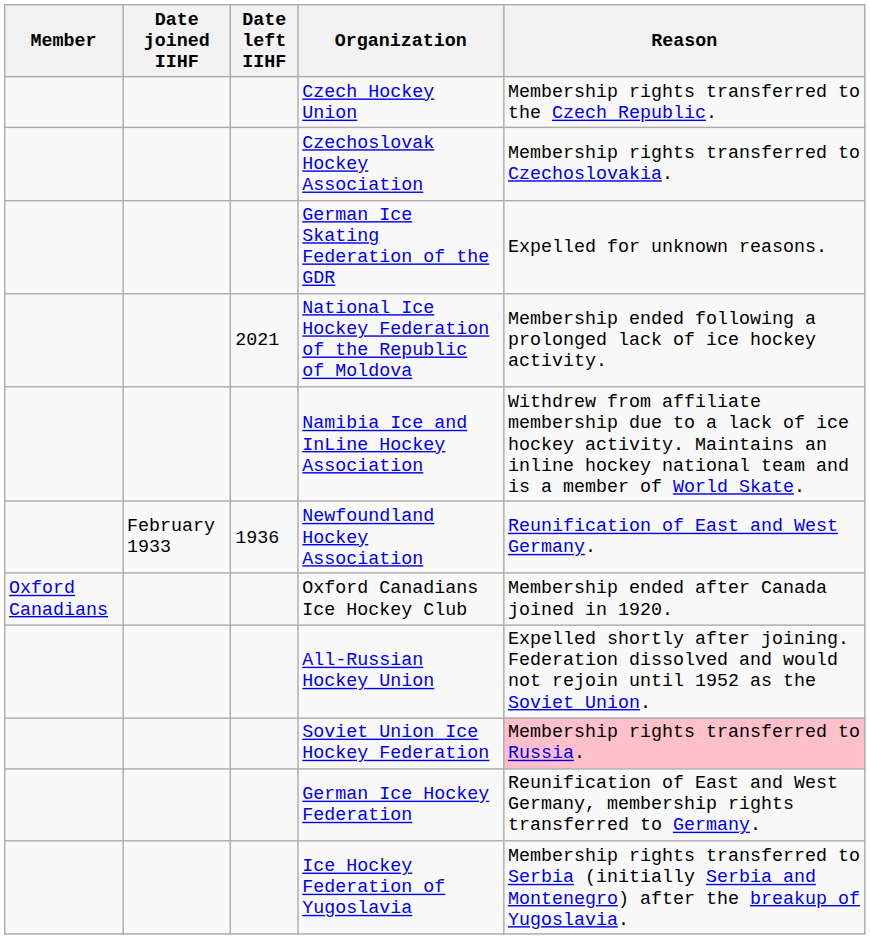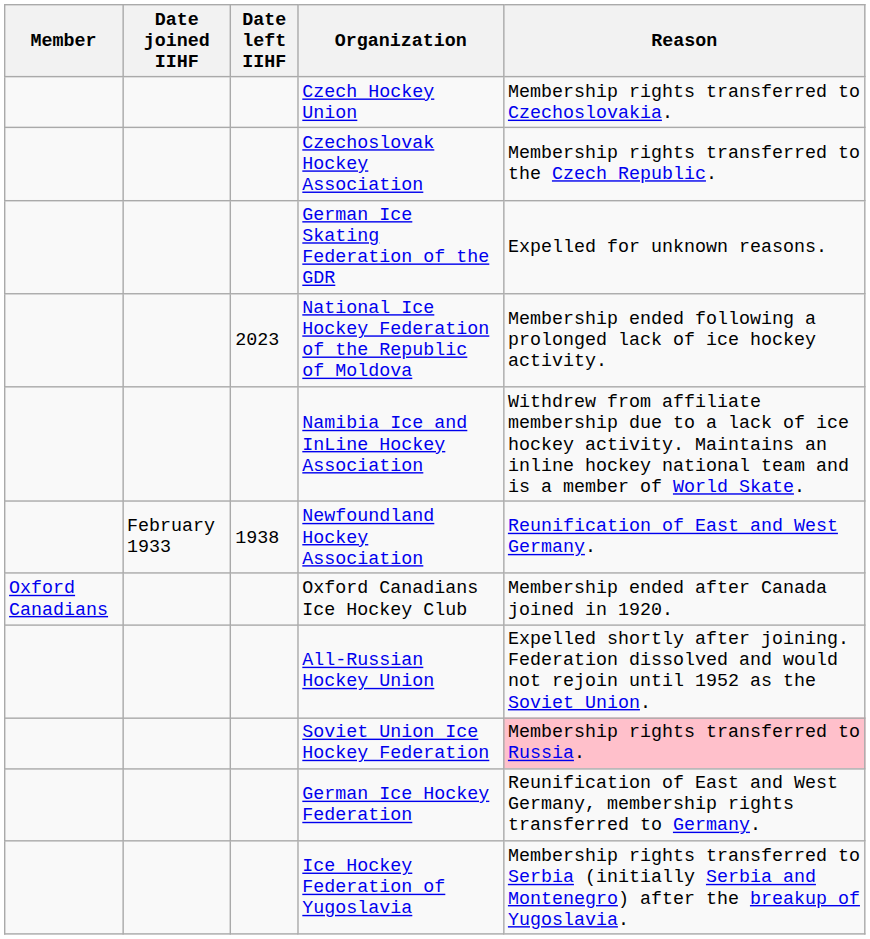(684, 102) Membership rights transferred to the Czech Republic. -> (684, 102) Membership rights transferred to Czechoslovakia.
(684, 164) Membership rights transferred to Czechoslovakia. -> (684, 164) Membership rights transferred to the Czech Republic.
(257, 340) 2021 -> (257, 340) 2023
(257, 537) 1936 -> (257, 537) 1938
